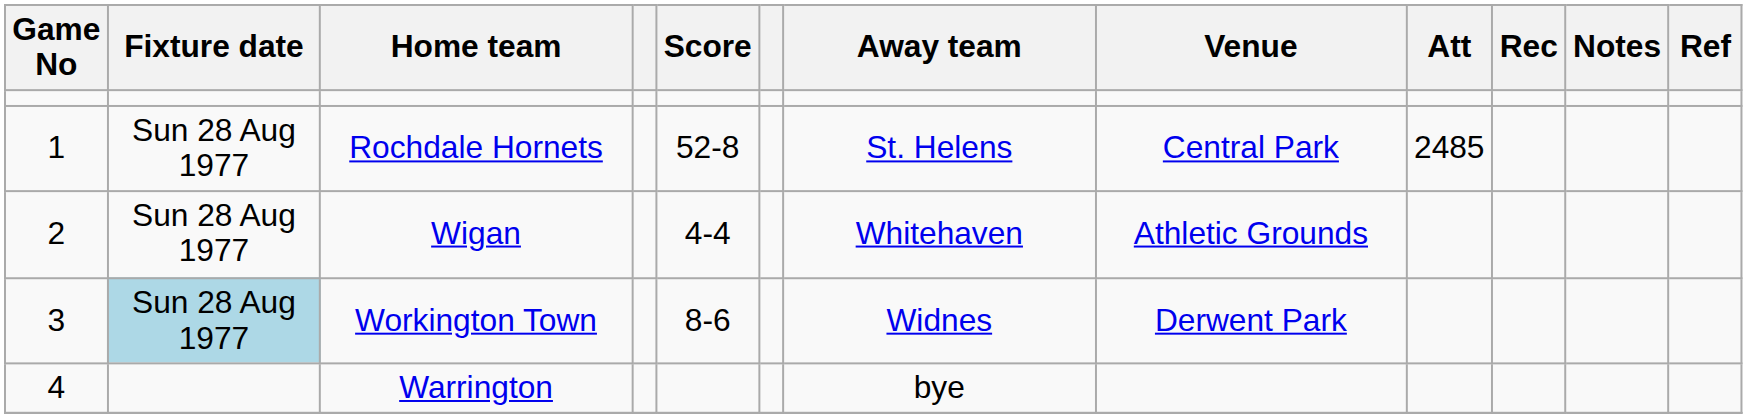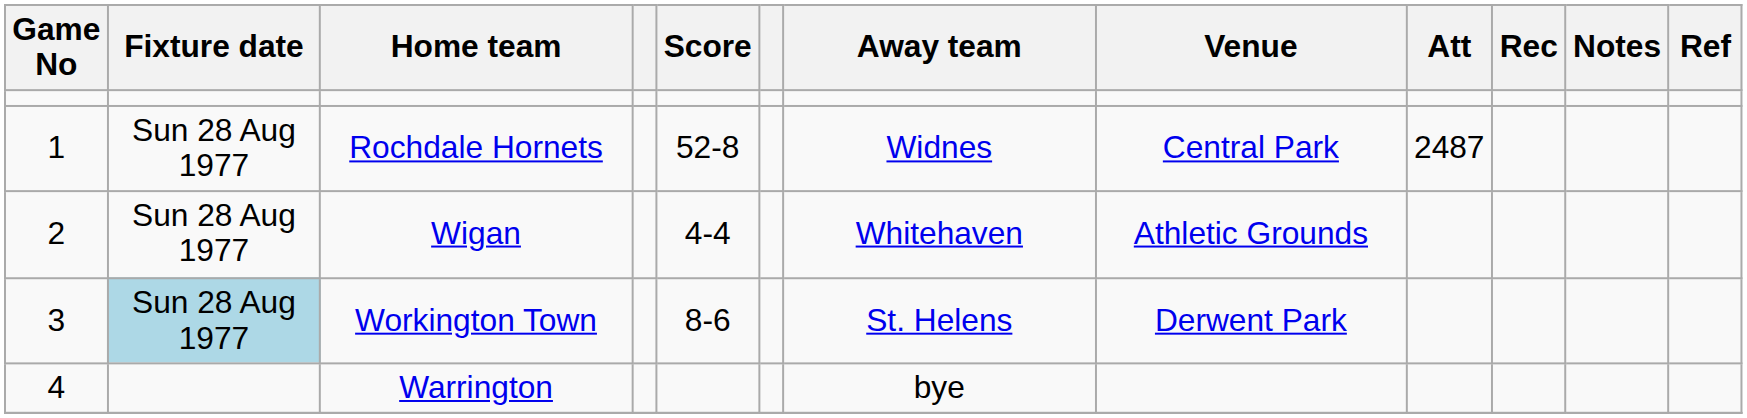(939, 147) St. Helens -> (939, 147) Widnes
(1449, 147) 2485 -> (1449, 147) 2487
(939, 319) Widnes -> (939, 319) St. Helens
